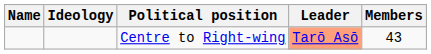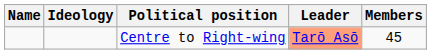(394, 38) 43 -> (394, 38) 45
